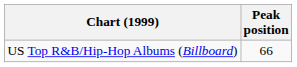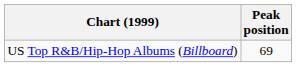(266, 51) 66 -> (266, 51) 69
